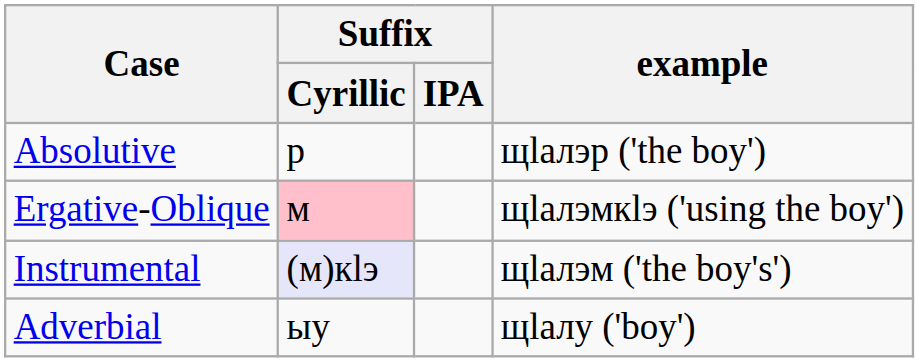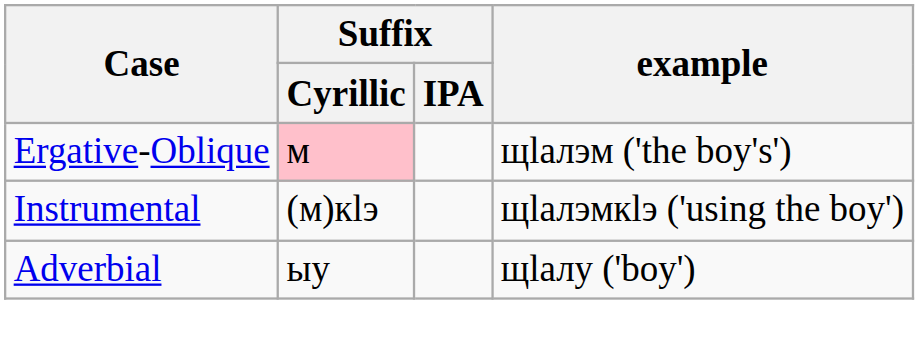- row: (95, 151)
(702, 209) щӏалэмкӏэ ('using the boy') -> (646, 151) щӏалэм ('the boy's')
(333, 268) lavender background -> (333, 209) no background
(646, 268) щӏалэм ('the boy's') -> (702, 209) щӏалэмкӏэ ('using the boy')
